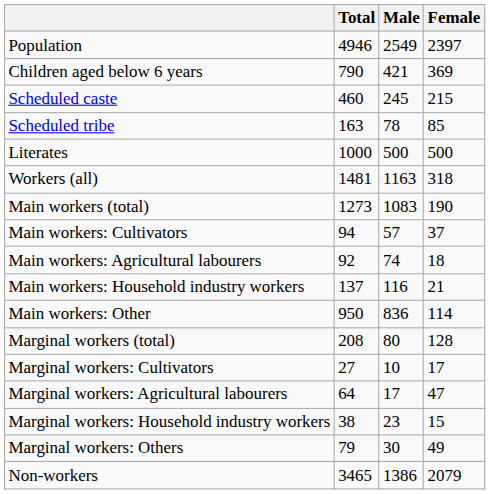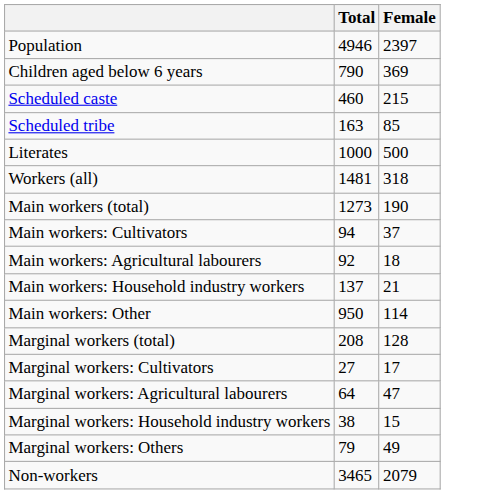- column: (401, 17)
